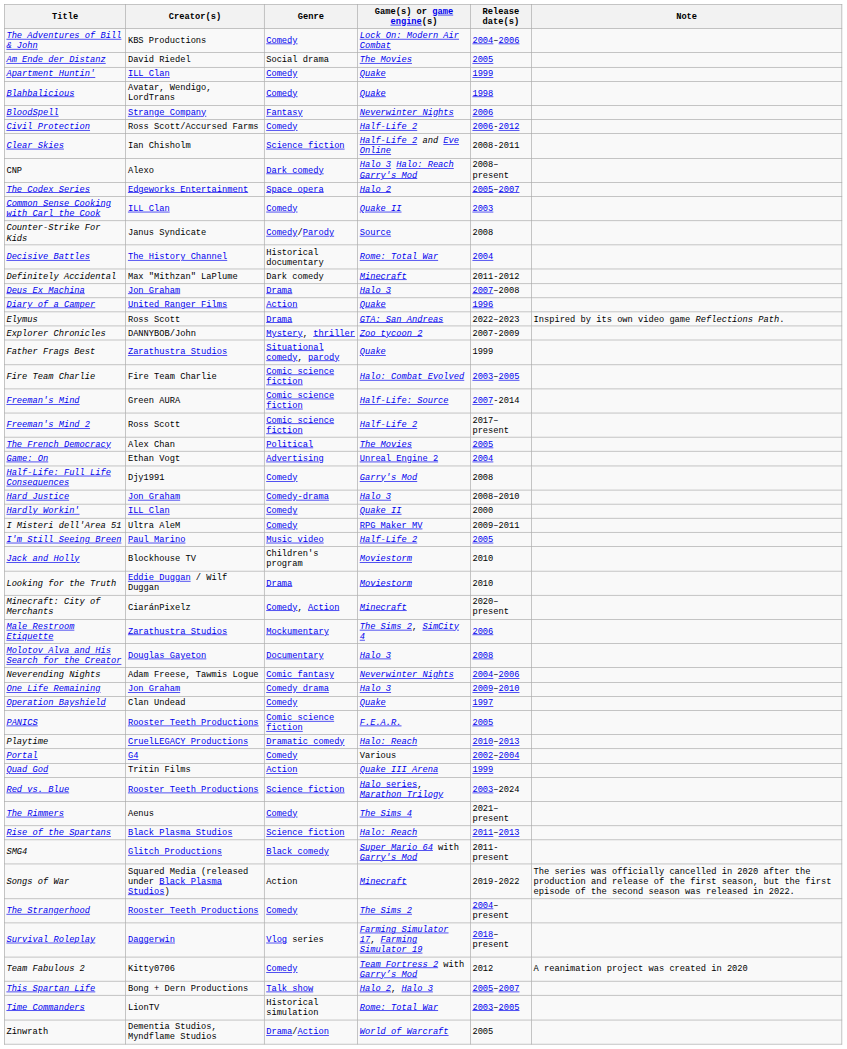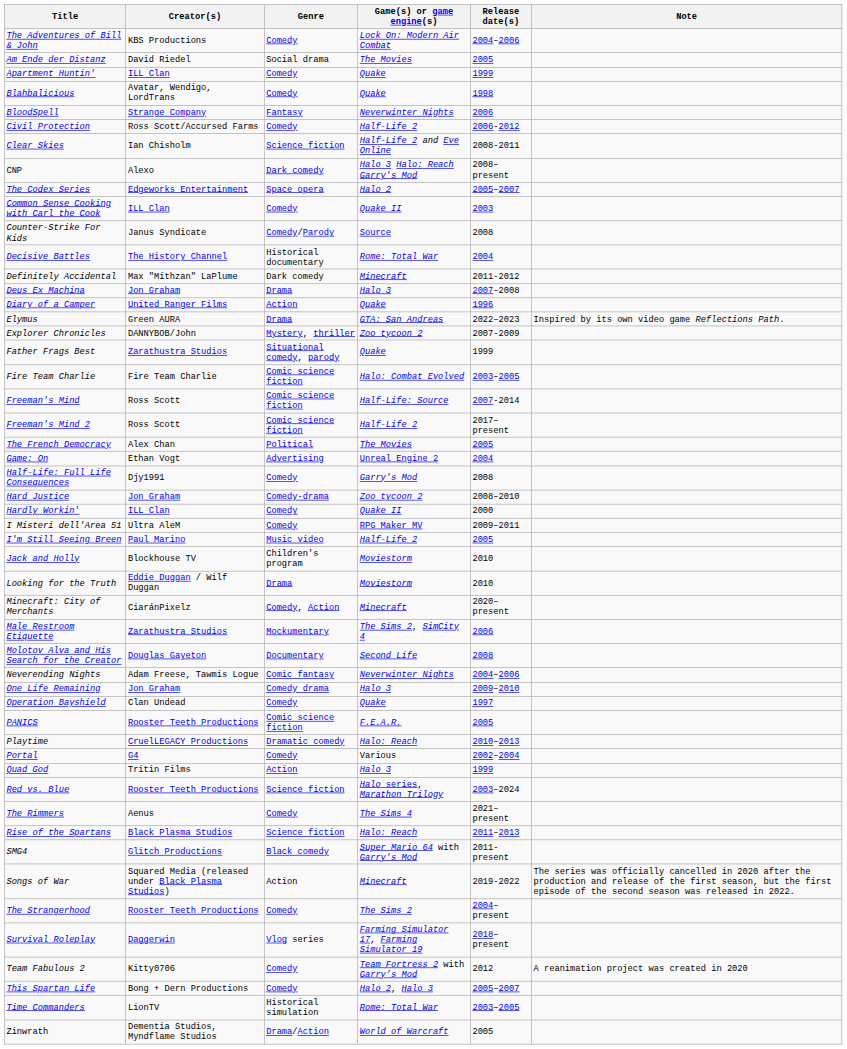(154, 319) Ross Scott -> (154, 319) Green AURA
(154, 401) Green AURA -> (154, 401) Ross Scott
(375, 497) Halo 3 -> (391, 497) Zoo tycoon 2
(375, 656) Halo 3 -> (388, 656) Second Life
(399, 770) Quake III Arena -> (375, 770) Halo 3
(290, 988) Talk show -> (282, 988) Comedy
